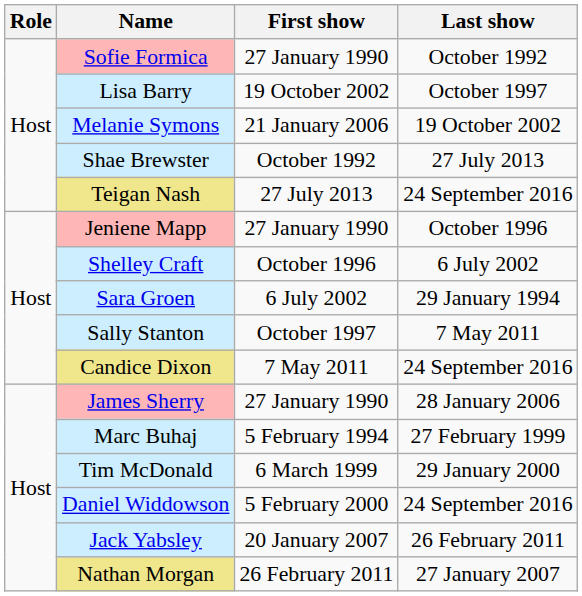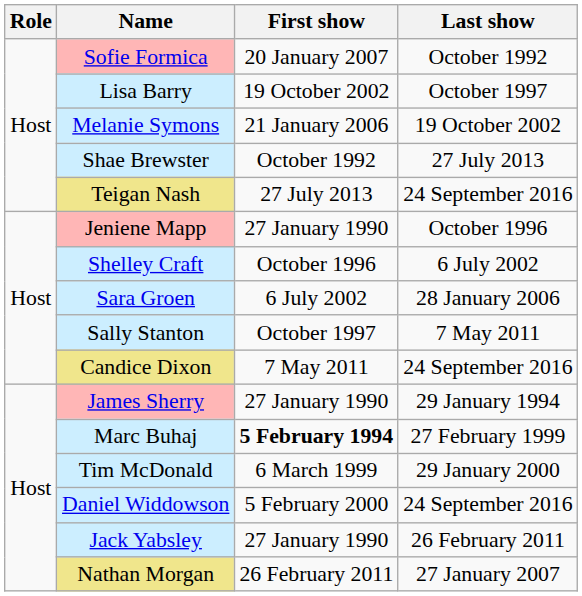(316, 56) 27 January 1990 -> (316, 56) 20 January 2007
(488, 297) 29 January 1994 -> (488, 297) 28 January 2006
(488, 401) 28 January 2006 -> (488, 401) 29 January 1994
(316, 435) normal -> (316, 435) bold
(316, 539) 20 January 2007 -> (316, 539) 27 January 1990
